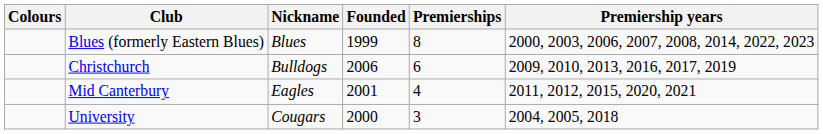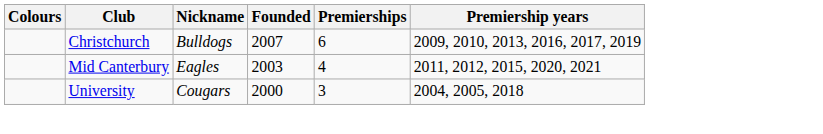- row: (166, 41)
(362, 66) 2006 -> (267, 41) 2007
(362, 91) 2001 -> (267, 66) 2003
